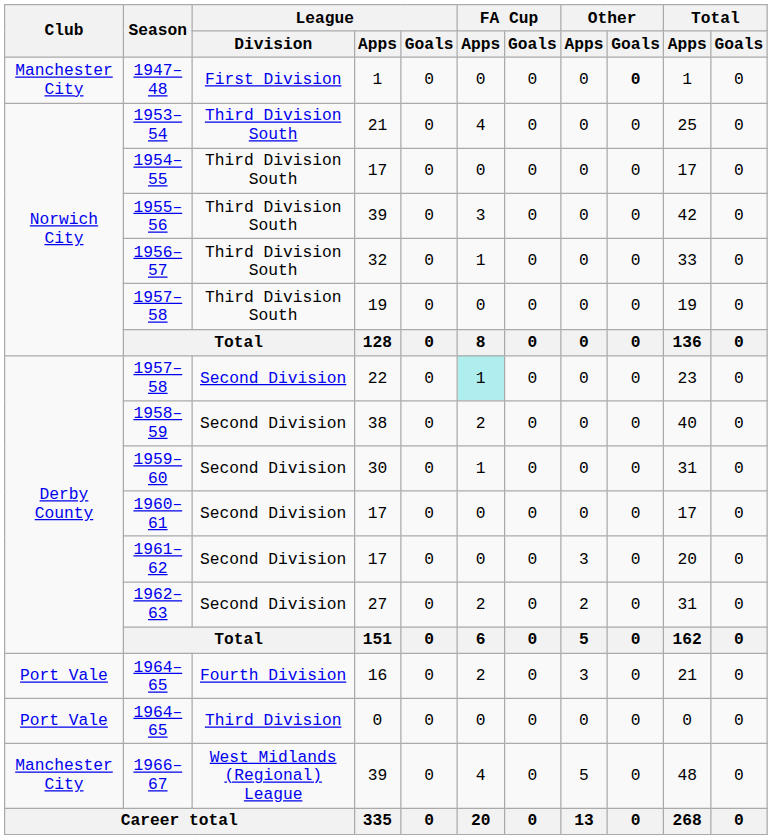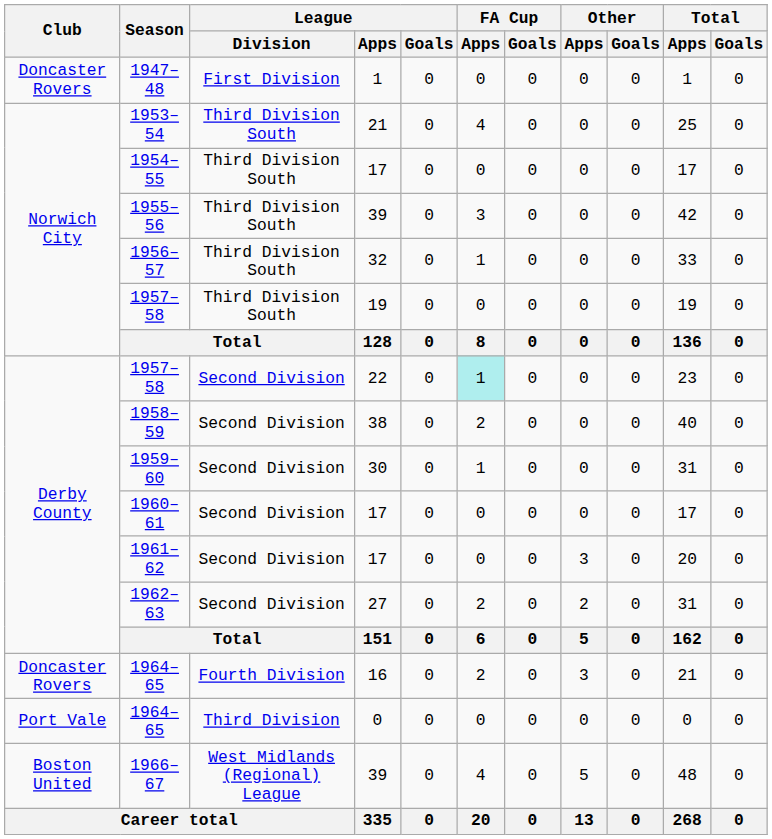(64, 80) Manchester City -> (62, 80) Doncaster Rovers
(636, 80) bold -> (636, 80) normal
(64, 676) Port Vale -> (62, 676) Doncaster Rovers
(64, 776) Manchester City -> (62, 776) Boston United
